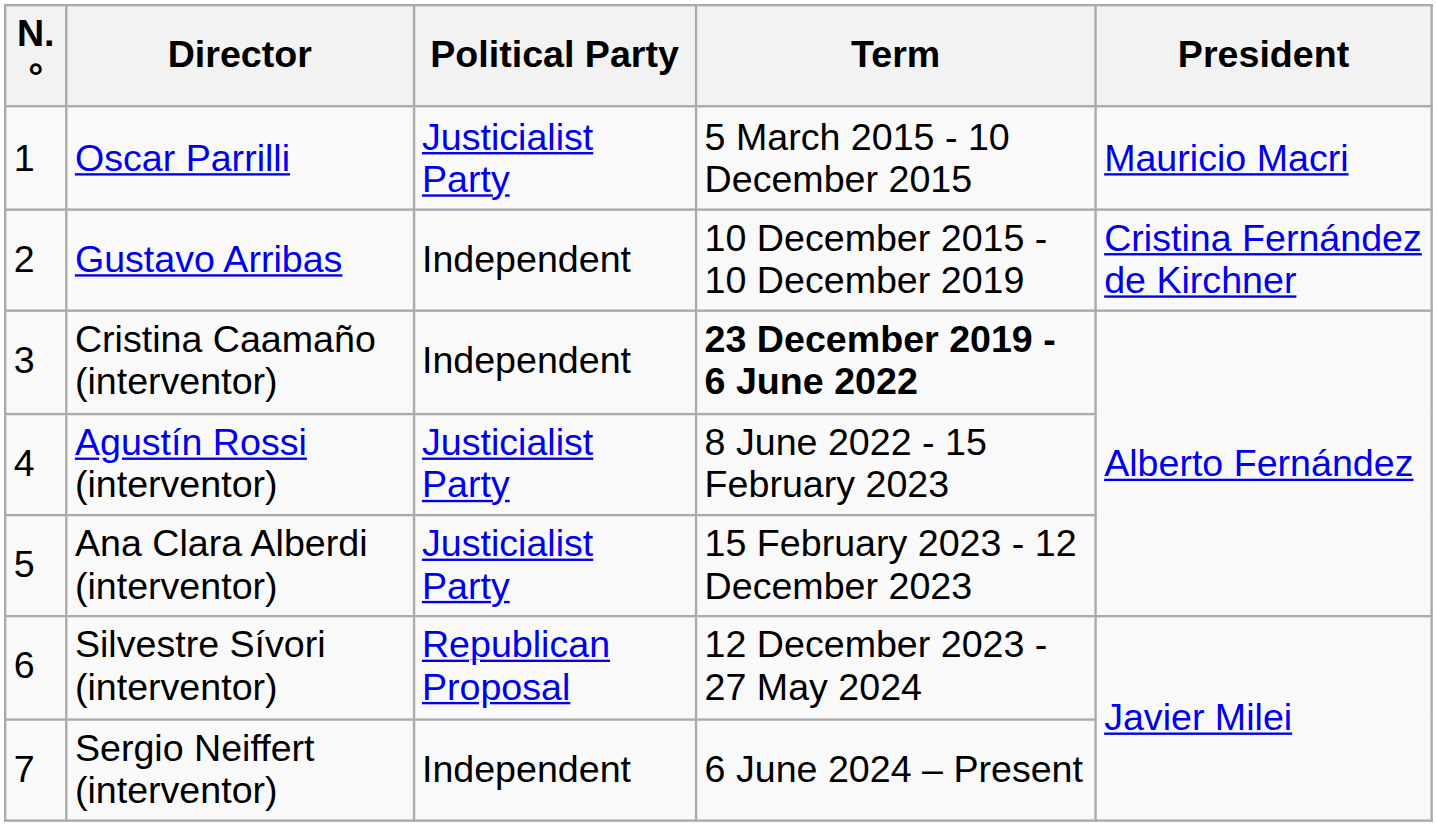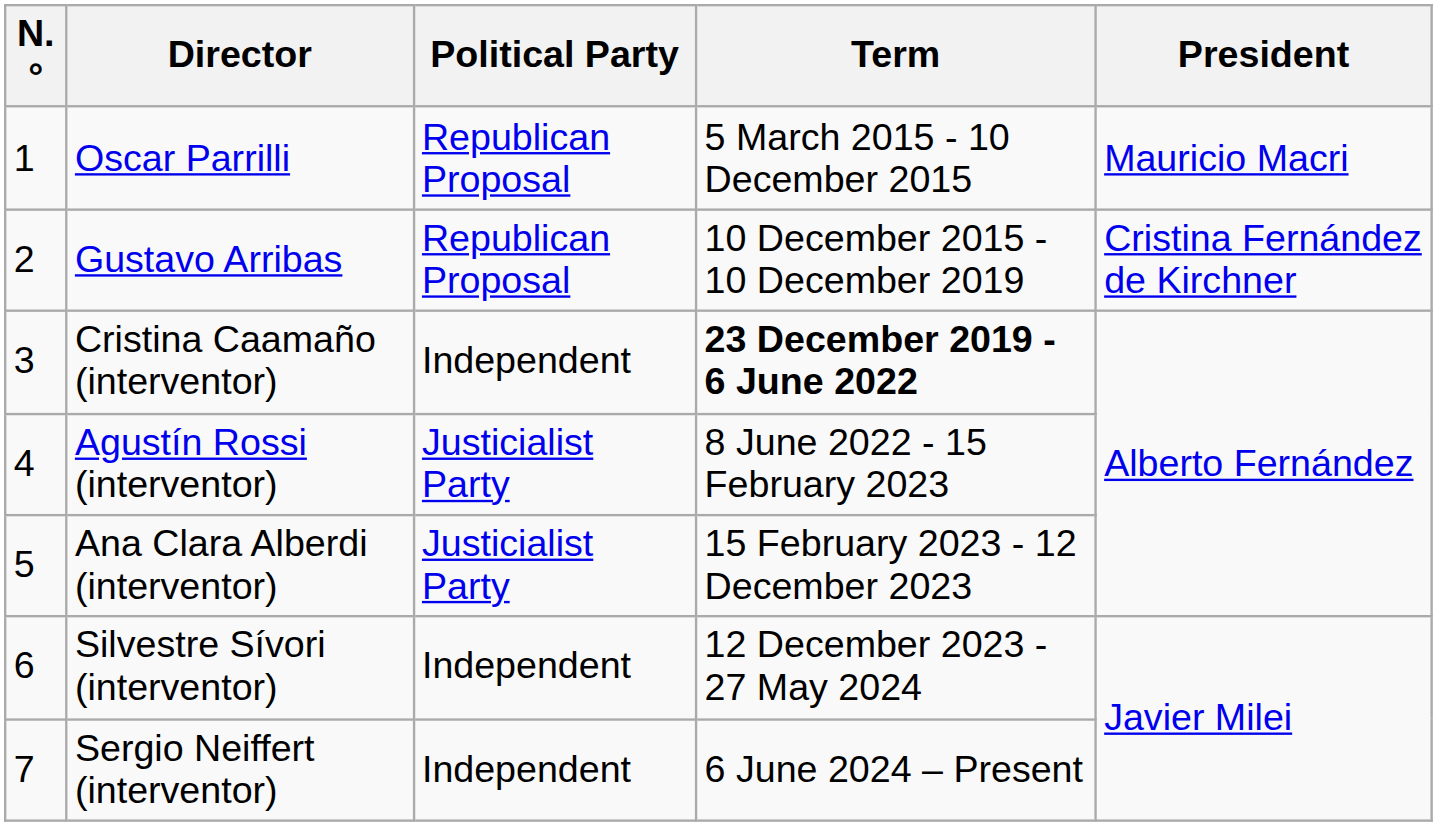(508, 157) Justicialist Party -> (516, 157) Republican Proposal
(526, 259) Independent -> (516, 259) Republican Proposal
(516, 667) Republican Proposal -> (526, 667) Independent
